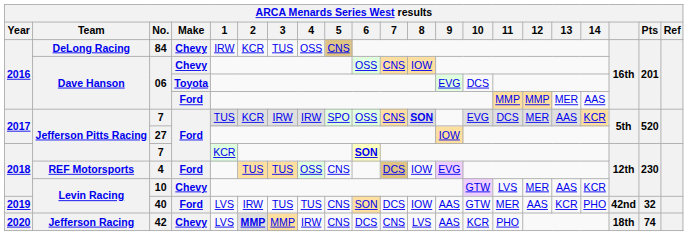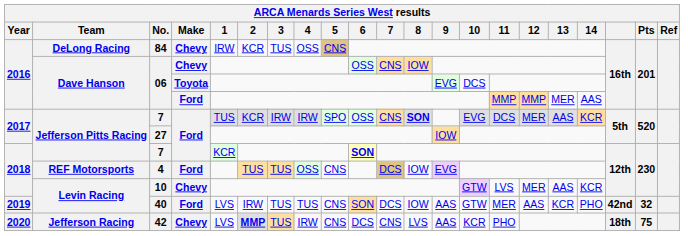(283, 222) MMP -> (281, 222) TUS
(650, 222) 74 -> (646, 222) 75
